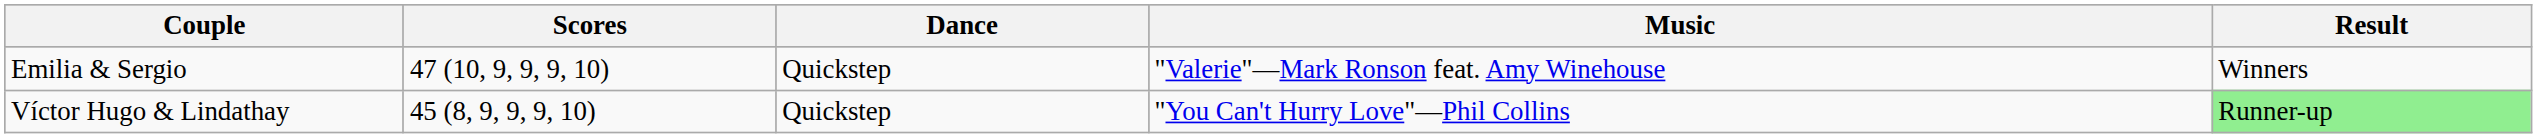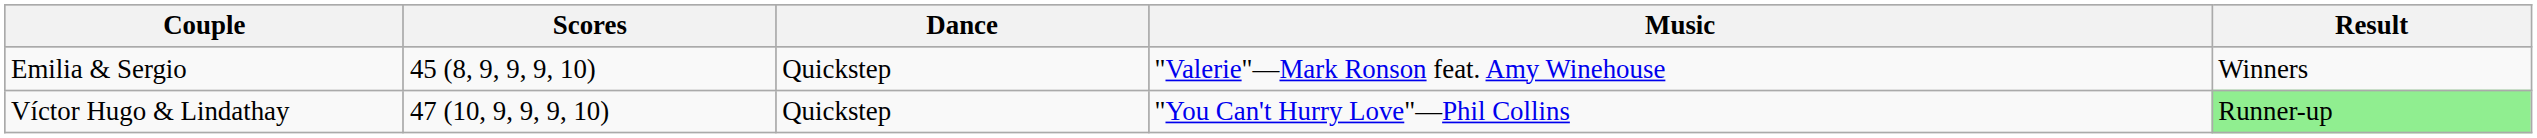(510, 68) 47 (10, 9, 9, 9, 10) -> (503, 68) 45 (8, 9, 9, 9, 10)
(503, 111) 45 (8, 9, 9, 9, 10) -> (510, 111) 47 (10, 9, 9, 9, 10)
